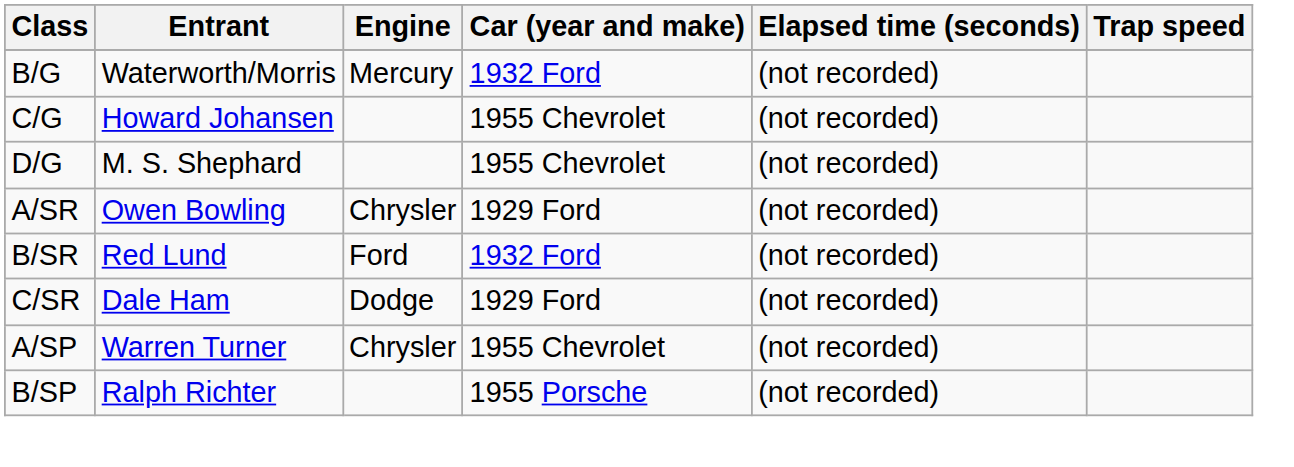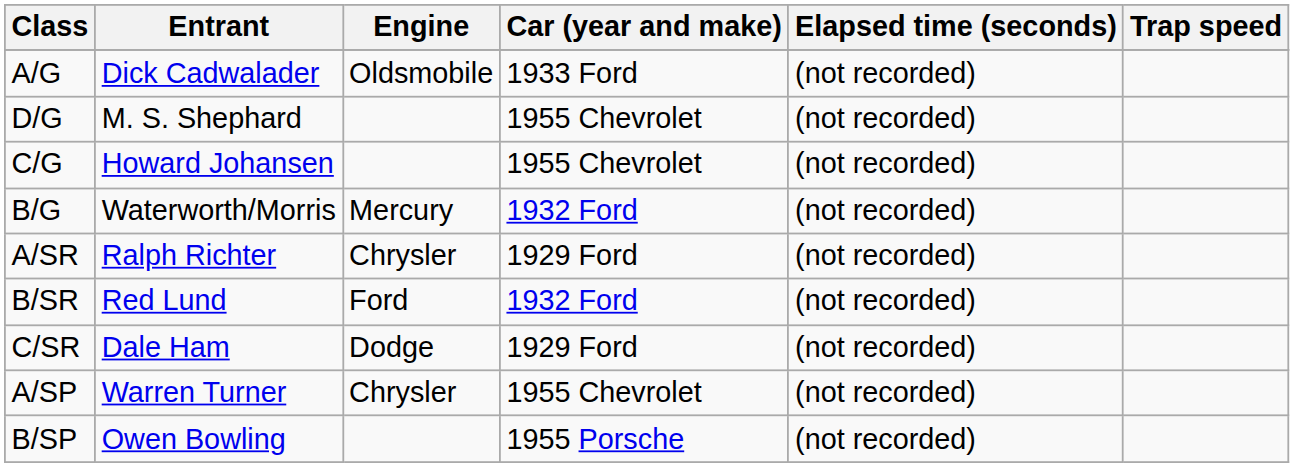+ row: (36, 73)
rows swapped: (36, 73) <-> (37, 164)
(194, 210) Owen Bowling -> (189, 255) Ralph Richter
(189, 392) Ralph Richter -> (194, 438) Owen Bowling
